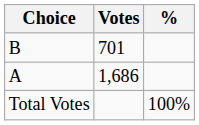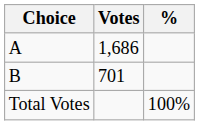rows swapped: (15, 76) <-> (15, 47)
